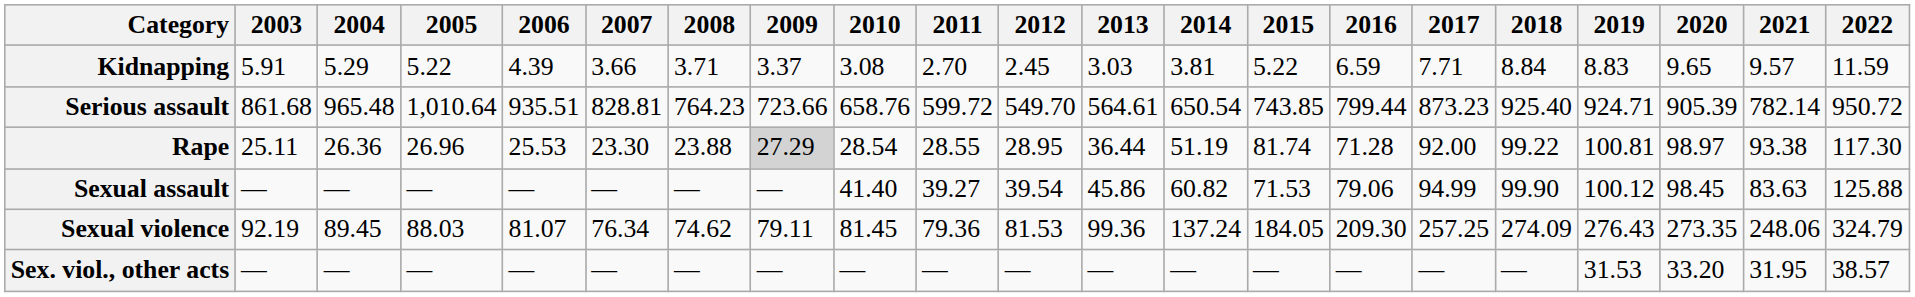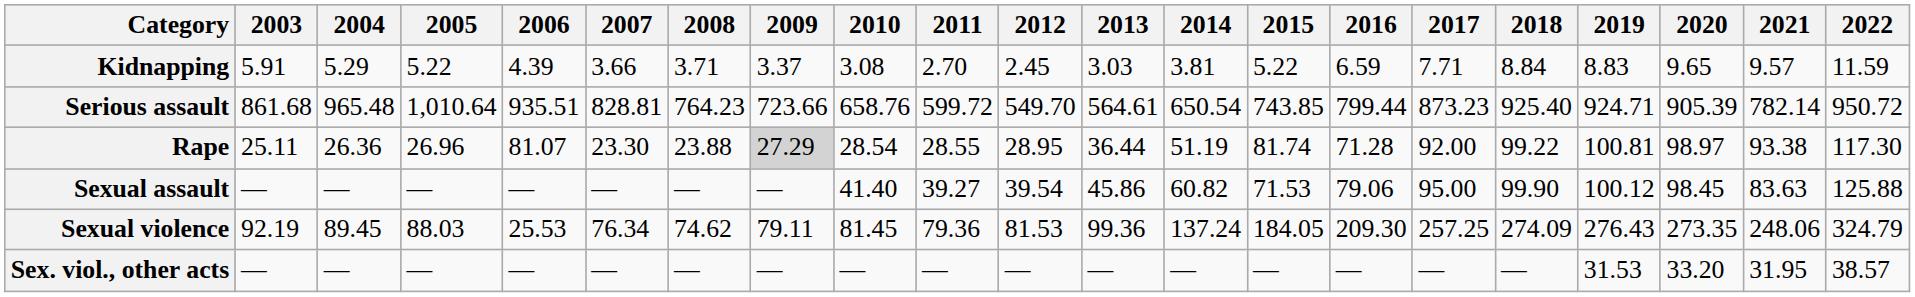(538, 147) 25.53 -> (538, 147) 81.07
(1447, 188) 94.99 -> (1447, 188) 95.00
(538, 229) 81.07 -> (538, 229) 25.53
